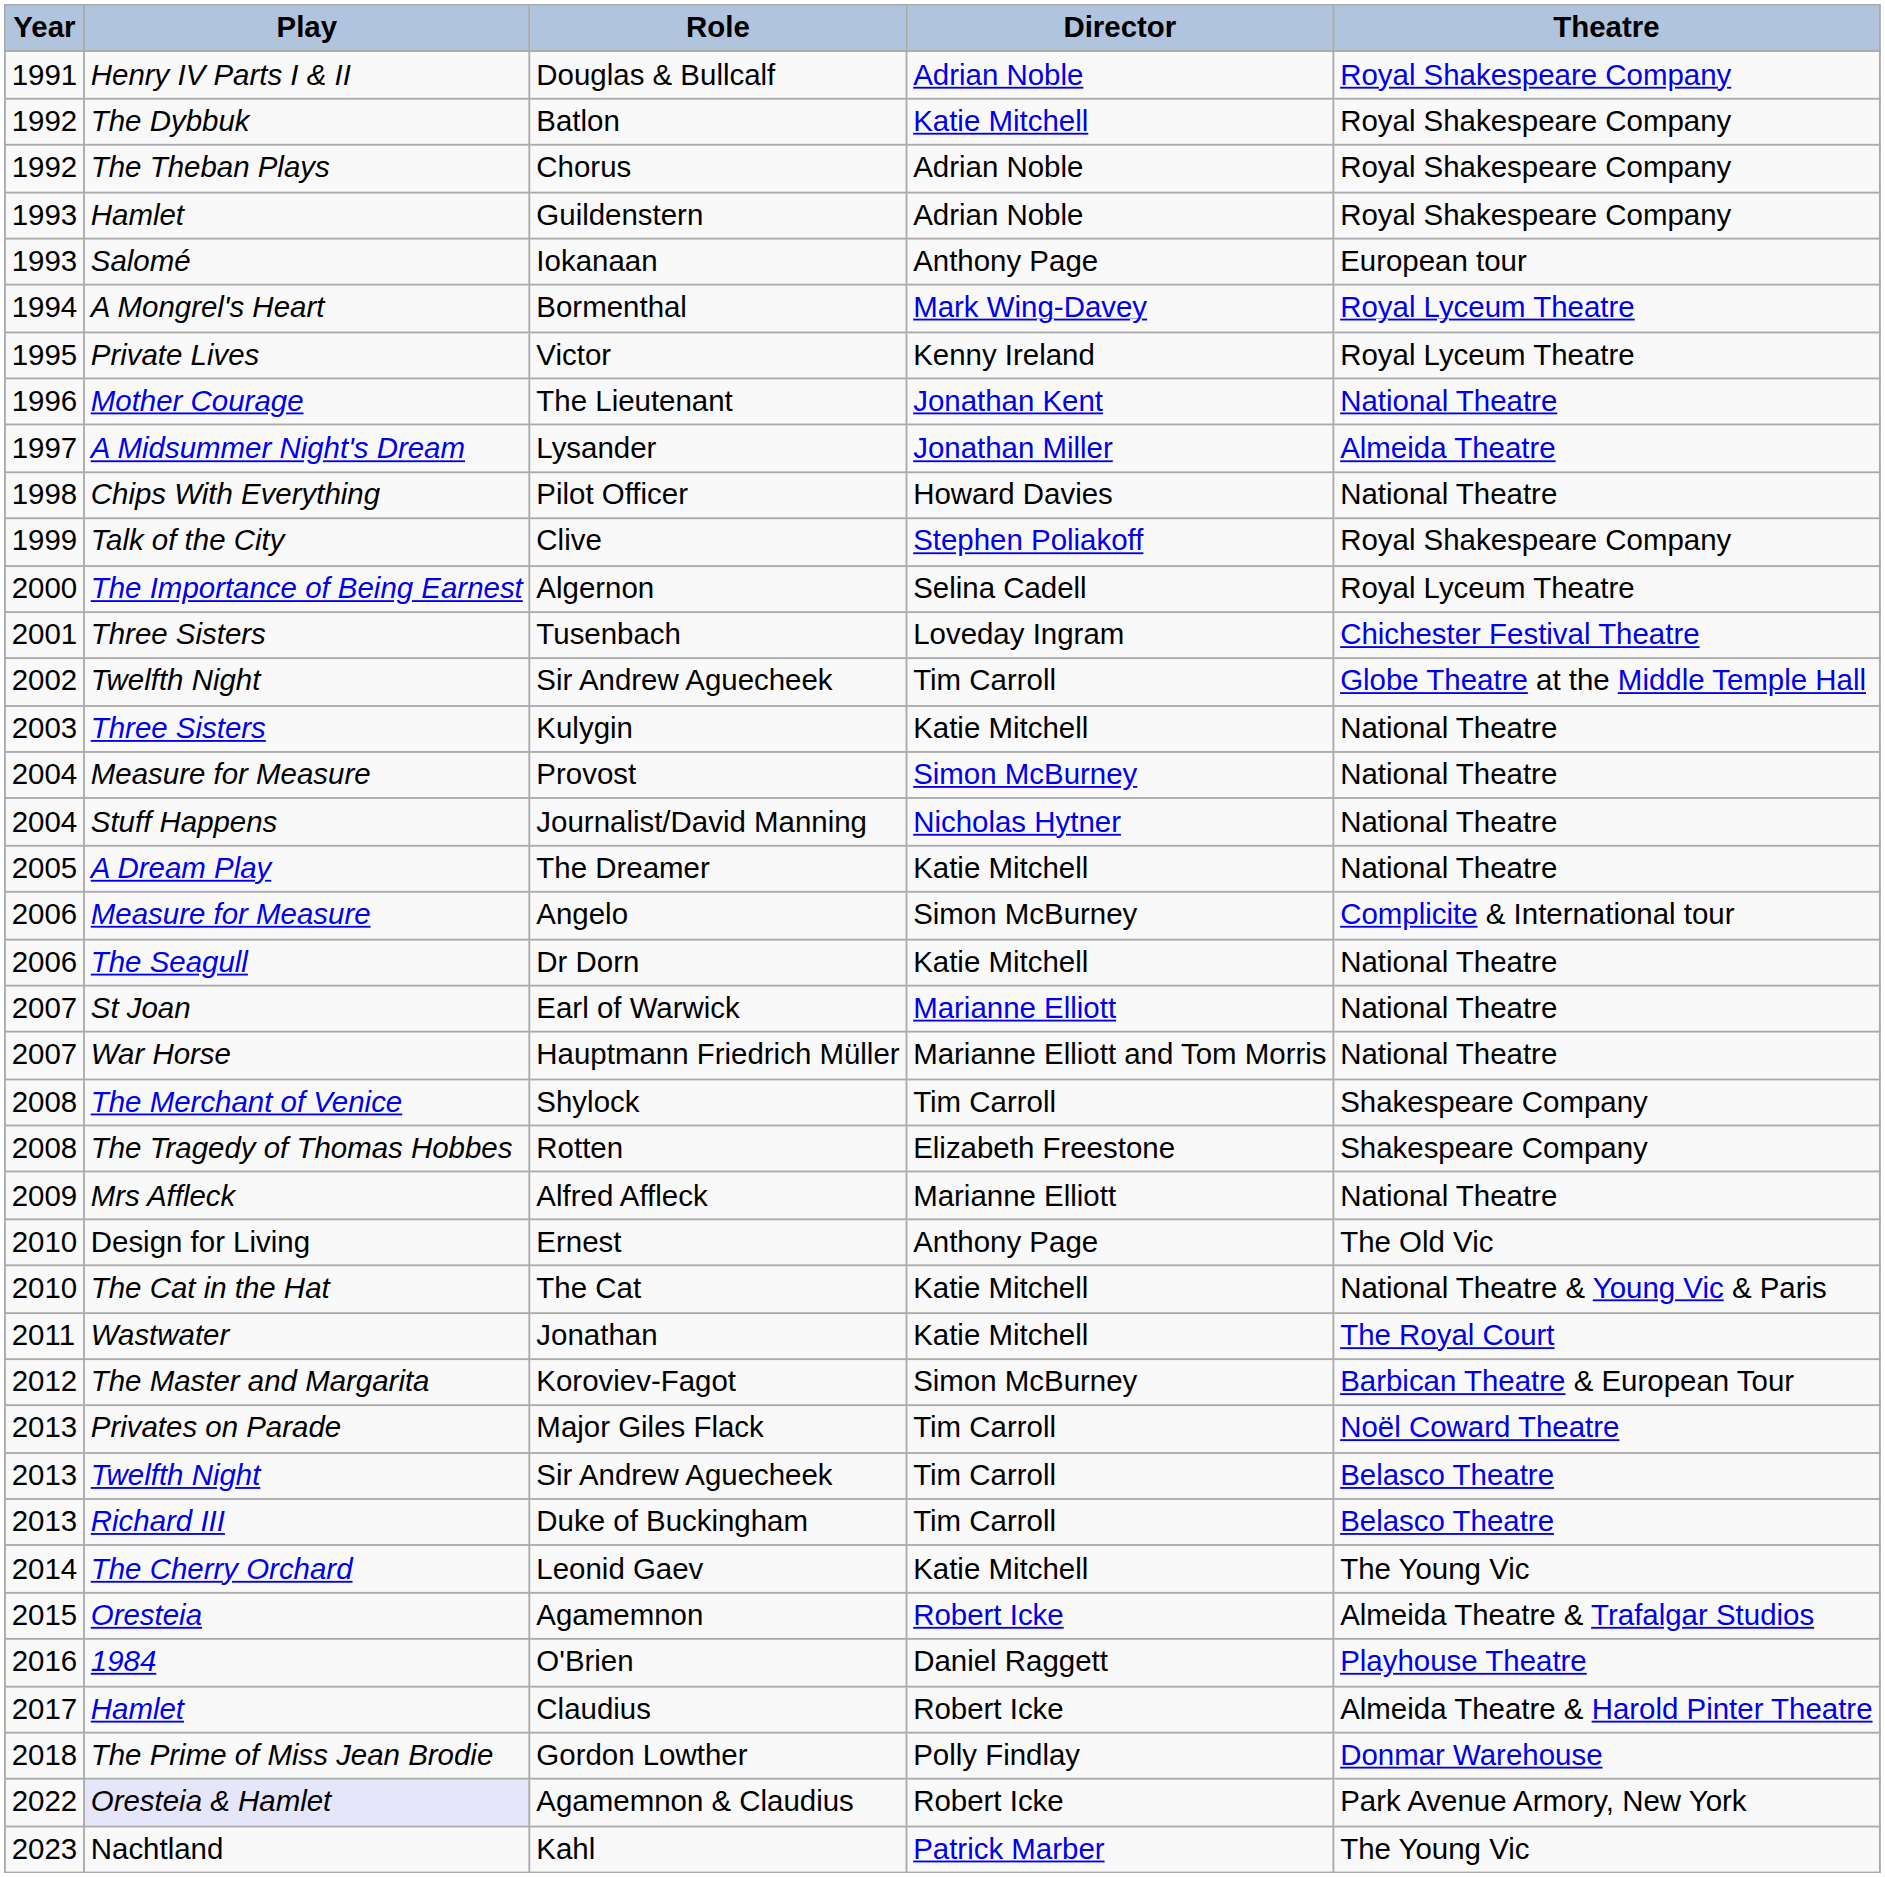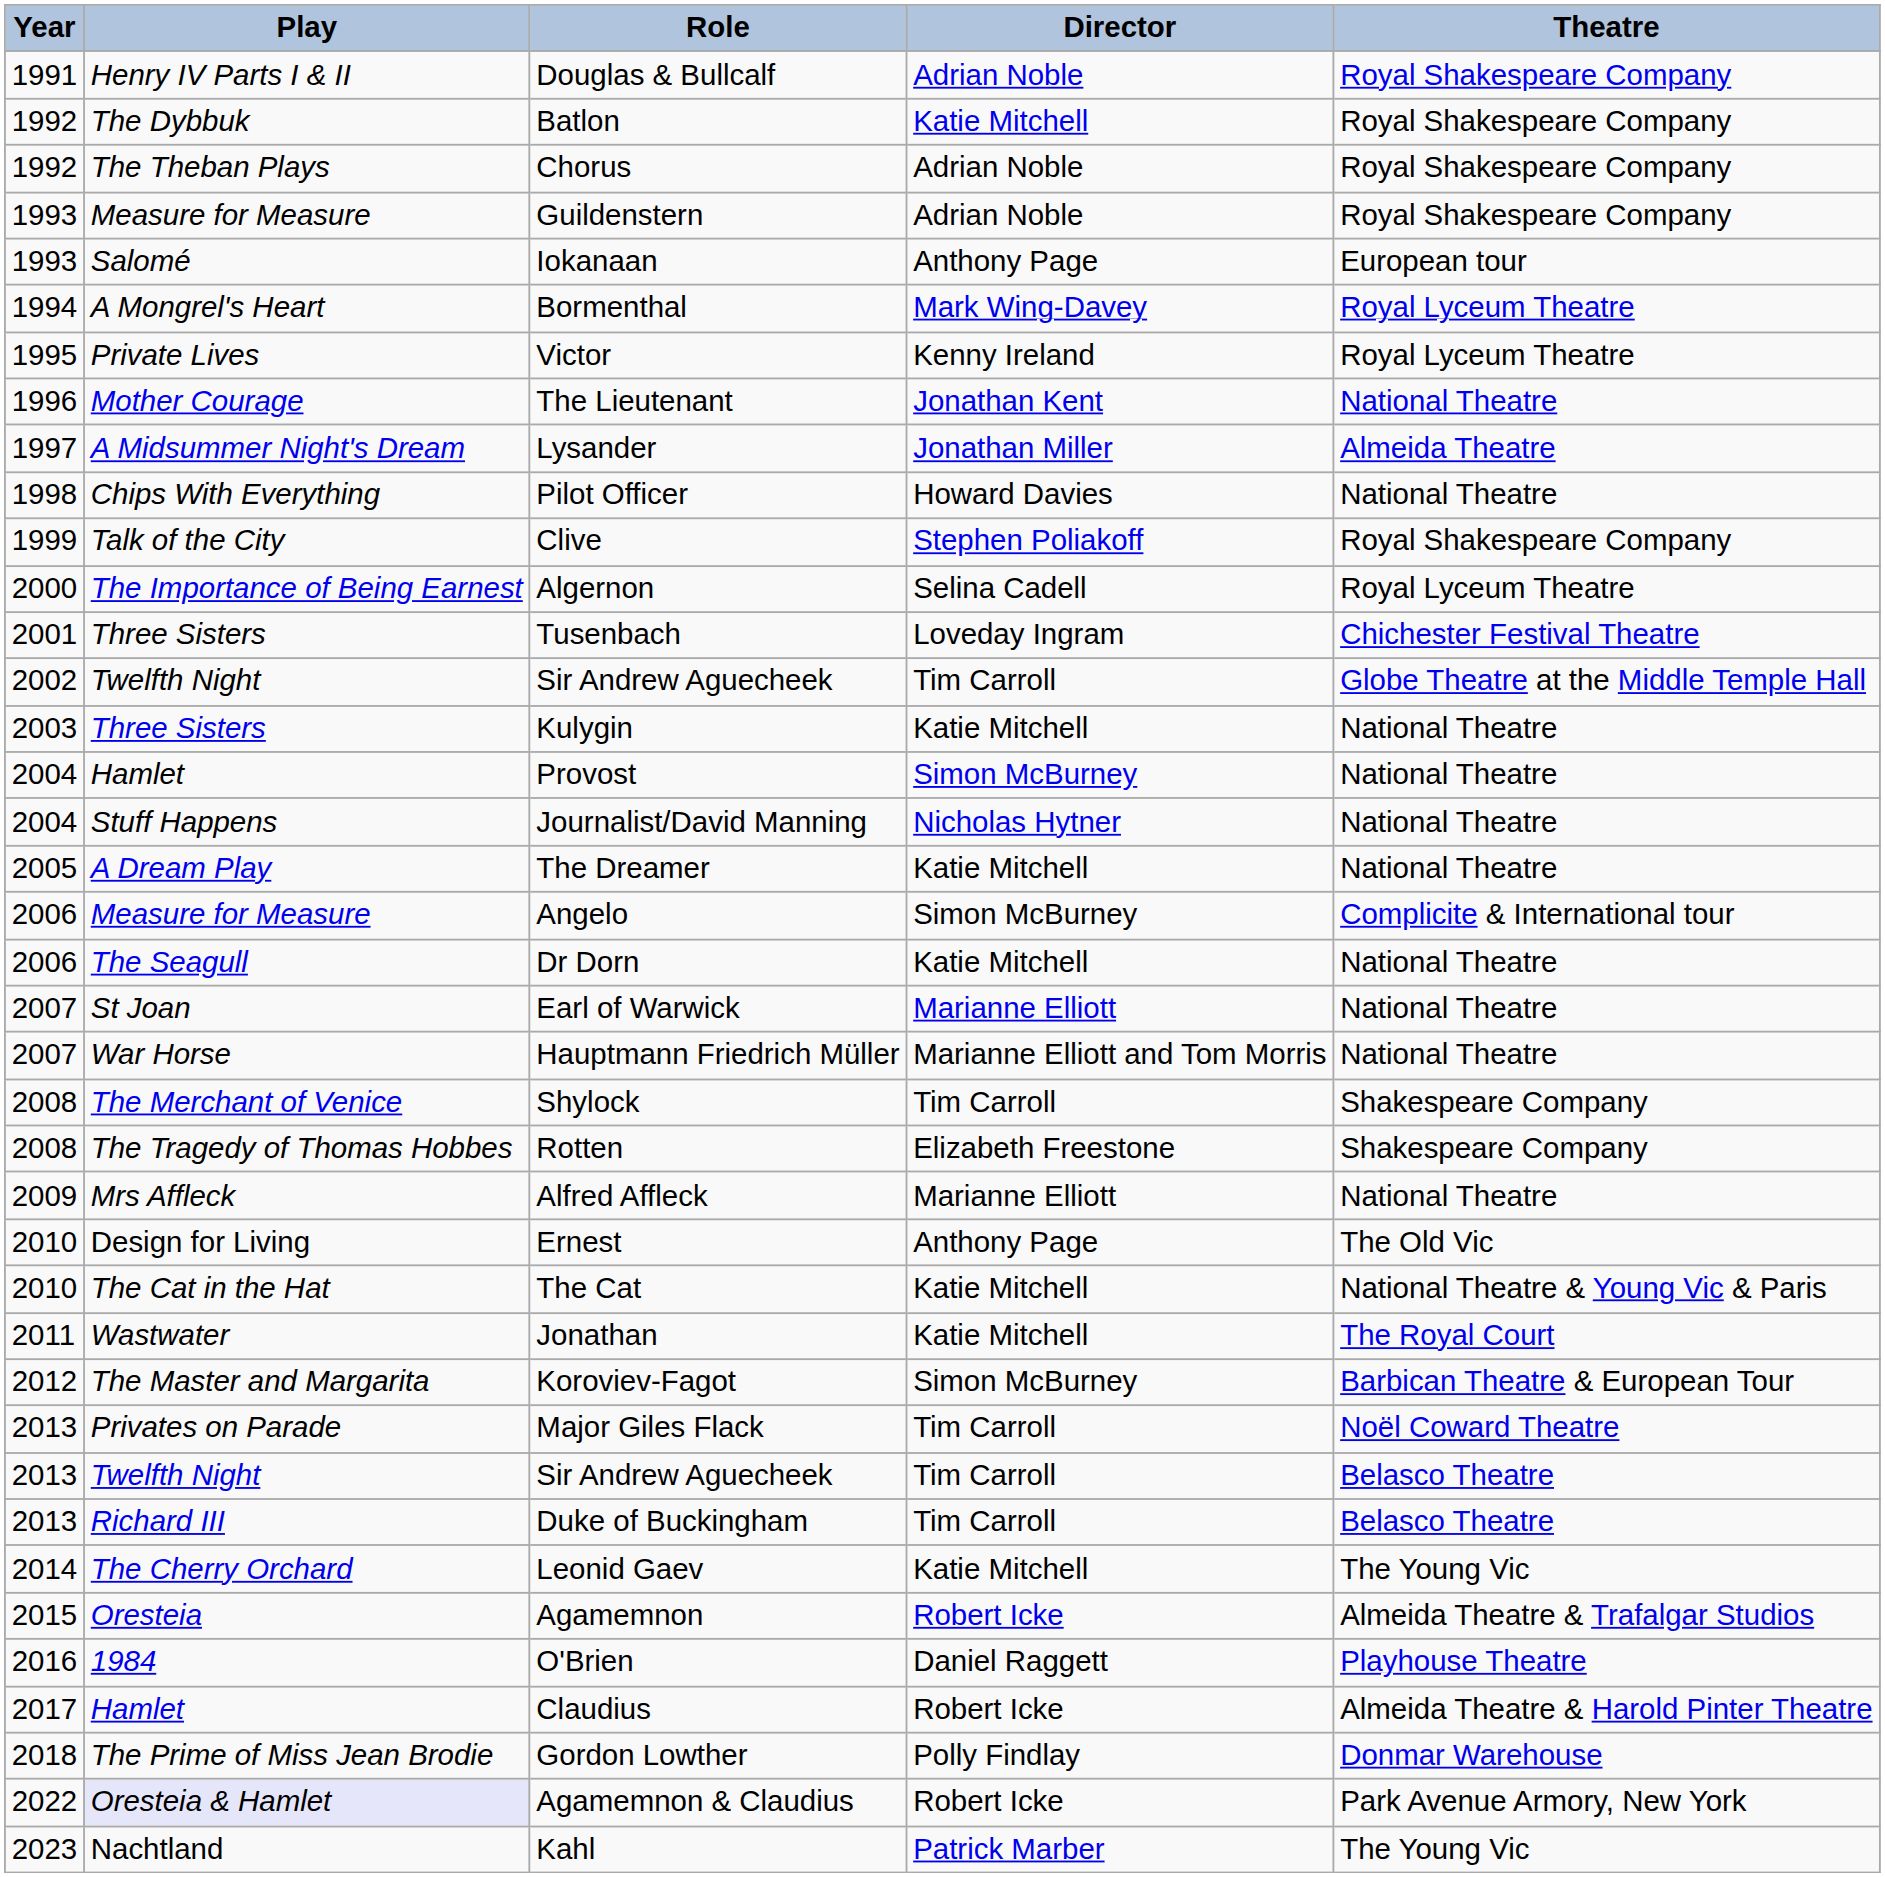(137, 214) Hamlet -> (231, 214) Measure for Measure
(231, 774) Measure for Measure -> (137, 774) Hamlet
